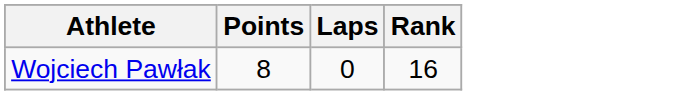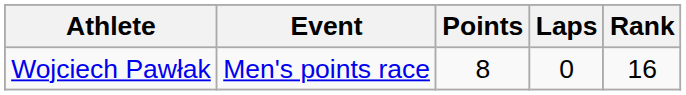+ column: (327, 26)
